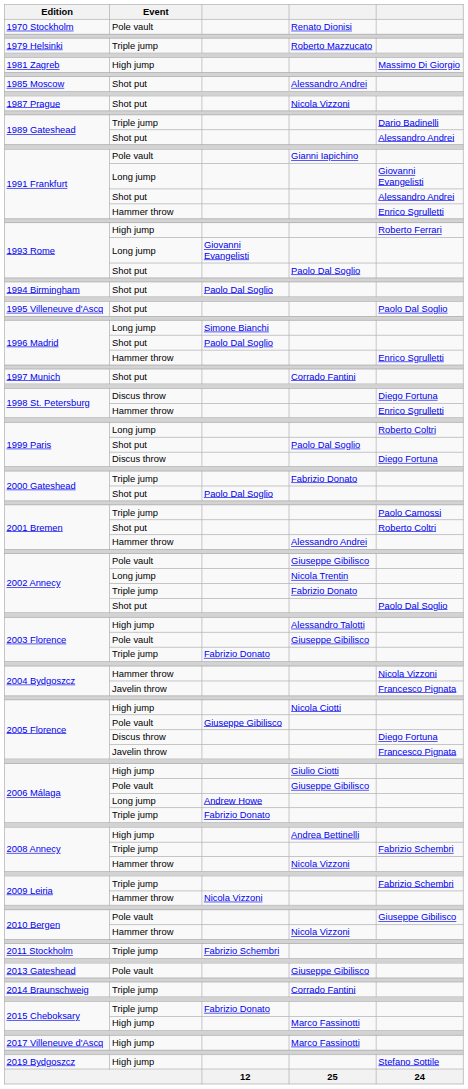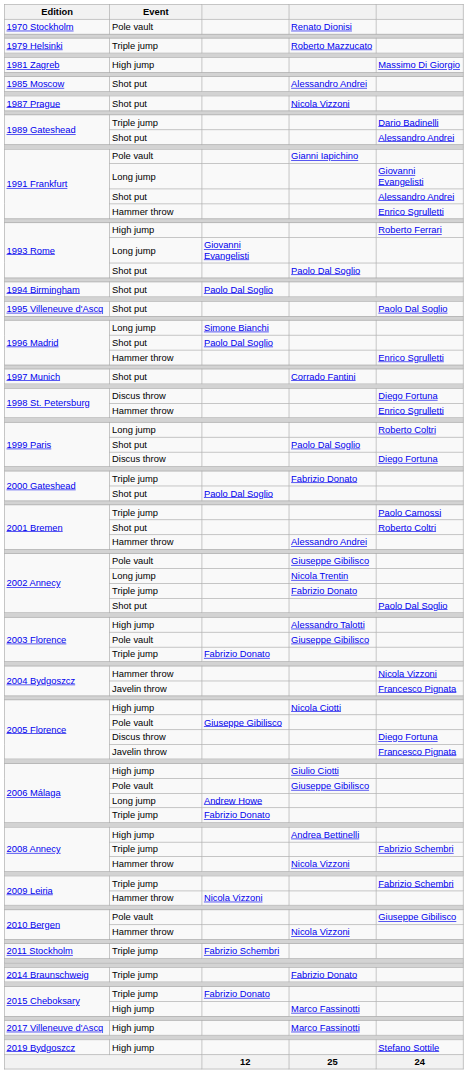- row: (41, 971)
(323, 990) Corrado Fantini -> (324, 975) Fabrizio Donato
